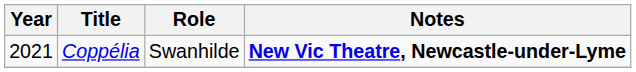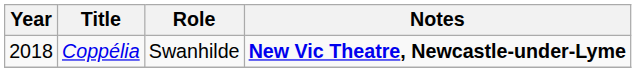(31, 51) 2021 -> (31, 51) 2018
